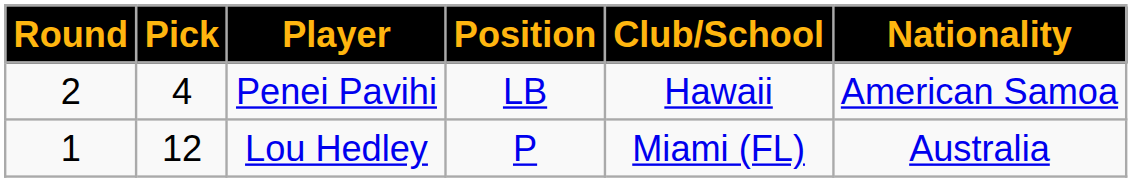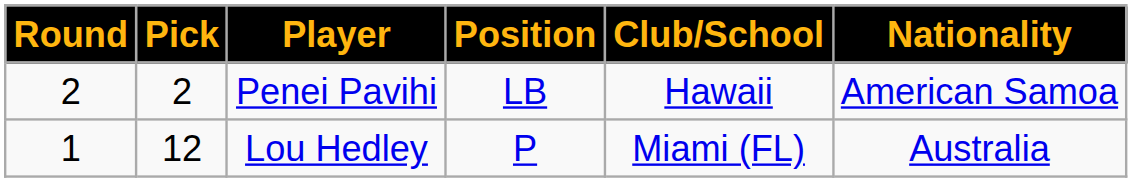(182, 91) 4 -> (182, 91) 2
